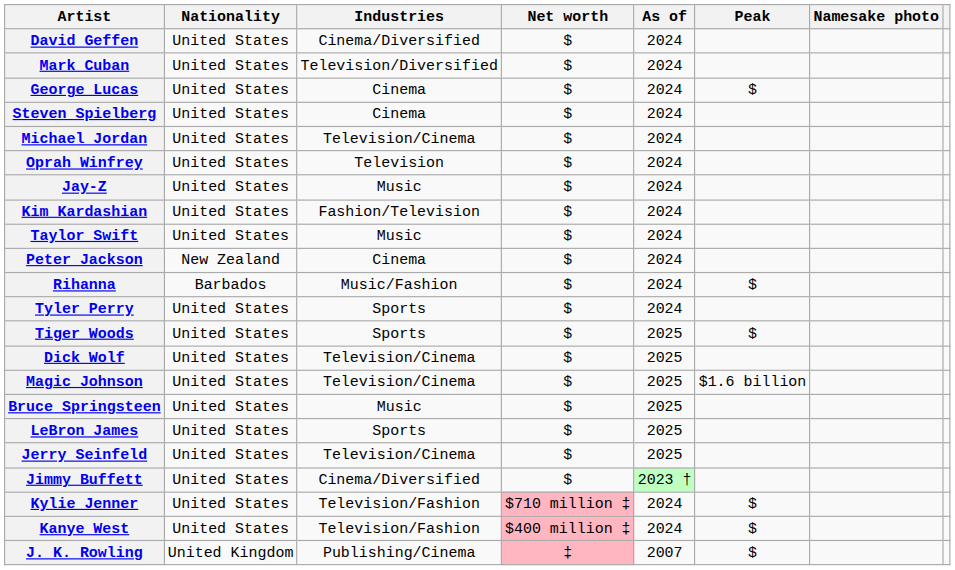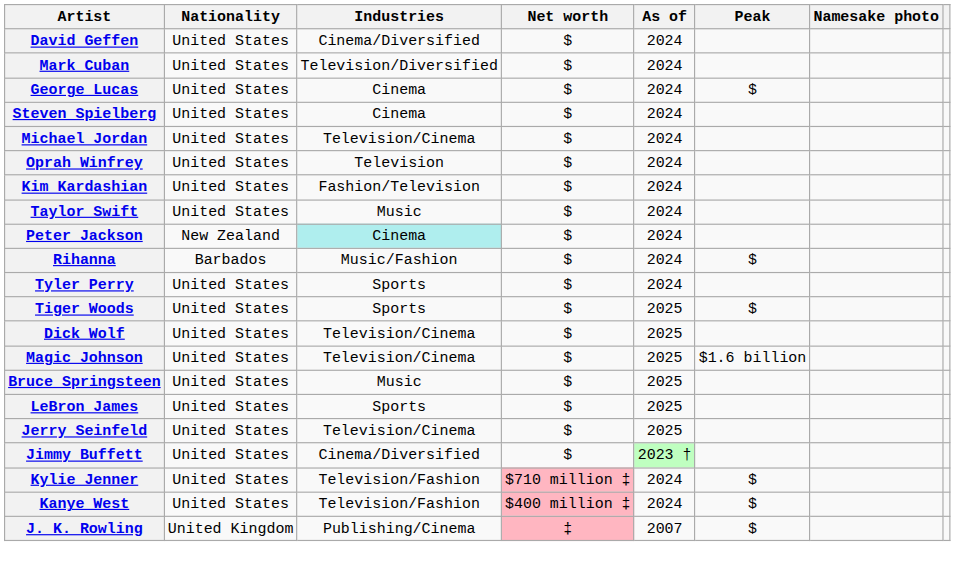- row: (84, 187)
(399, 260) no background -> (399, 236) paleturquoise background
